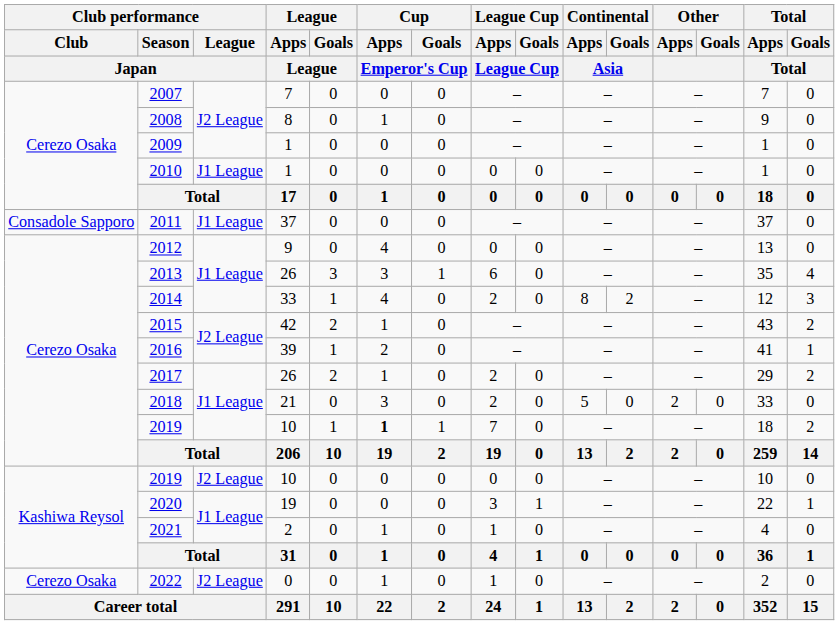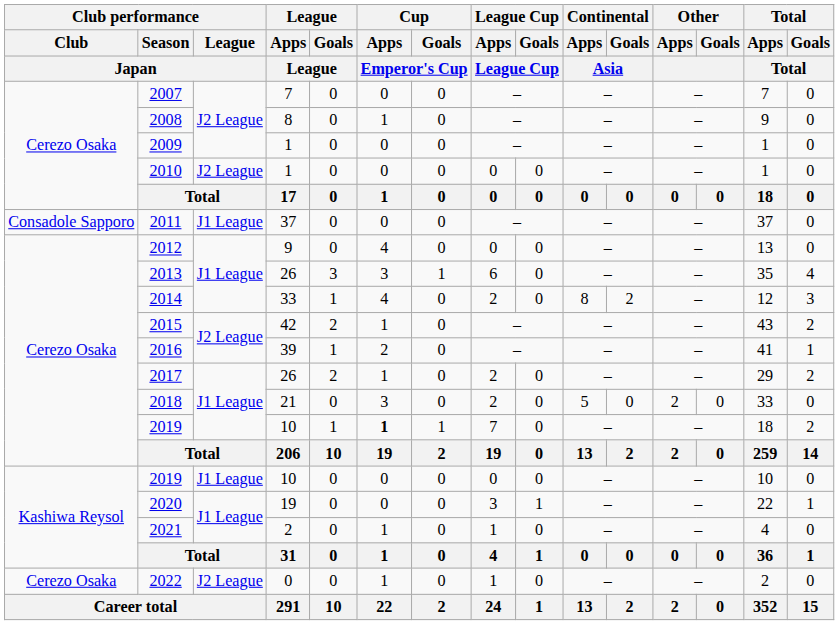(230, 171) J1 League -> (230, 171) J2 League
(230, 478) J2 League -> (230, 478) J1 League
